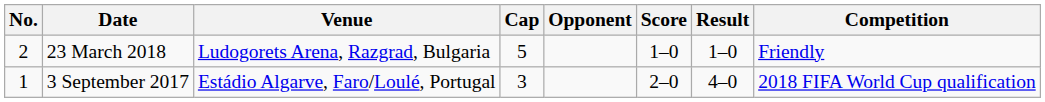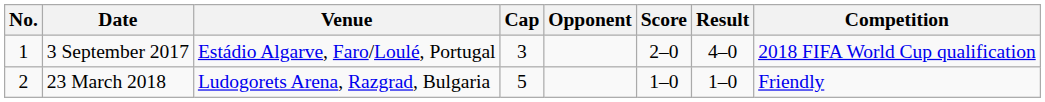rows swapped: (118, 81) <-> (106, 50)
